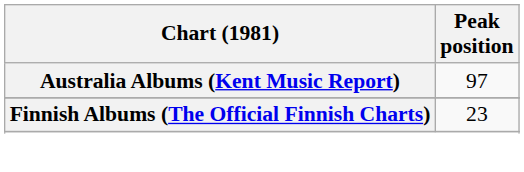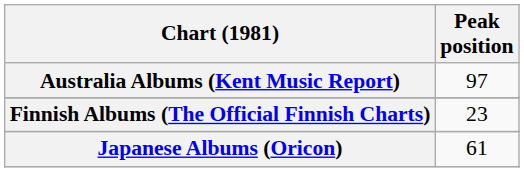+ row: (220, 148)
